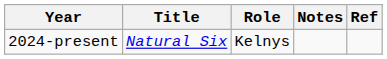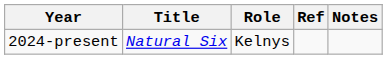columns swapped: (320, 17) <-> (364, 17)
